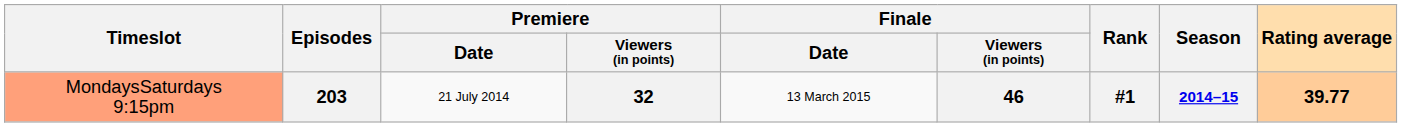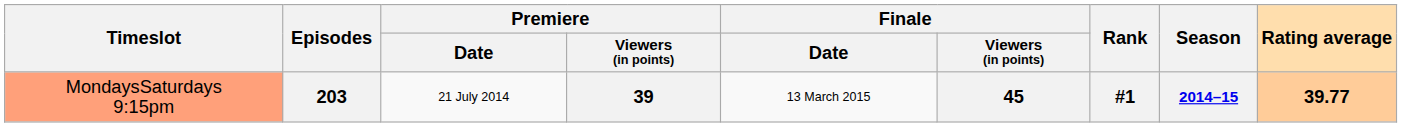(644, 96) 32 -> (644, 96) 39
(1014, 96) 46 -> (1014, 96) 45
